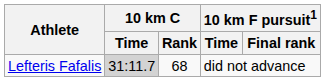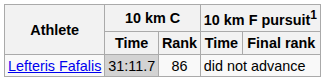(180, 66) 68 -> (180, 66) 86
